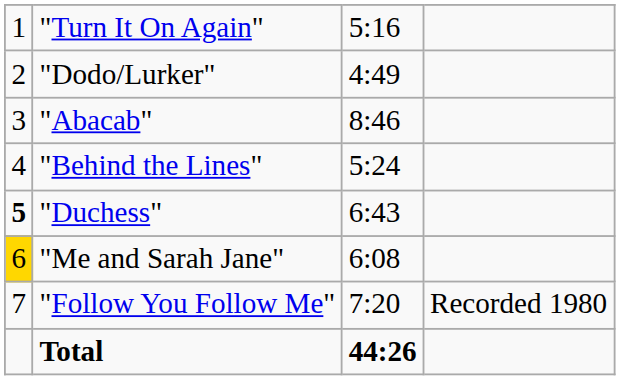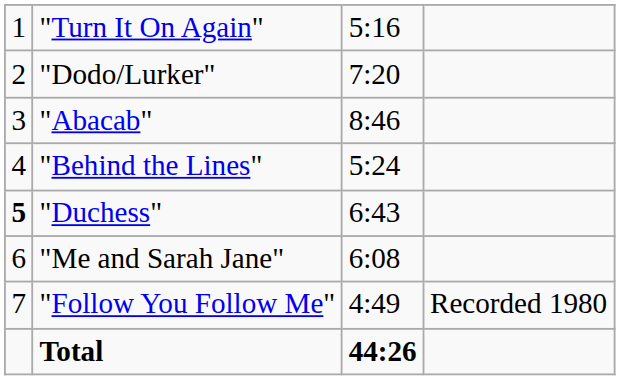(375, 73) 4:49 -> (375, 73) 7:20
(19, 258) gold background -> (19, 258) no background
(375, 304) 7:20 -> (375, 304) 4:49
